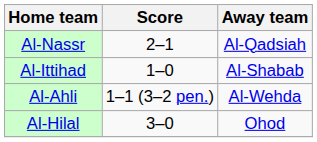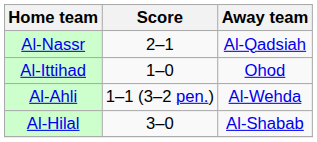(265, 70) Al-Shabab -> (265, 70) Ohod
(265, 123) Ohod -> (265, 123) Al-Shabab
